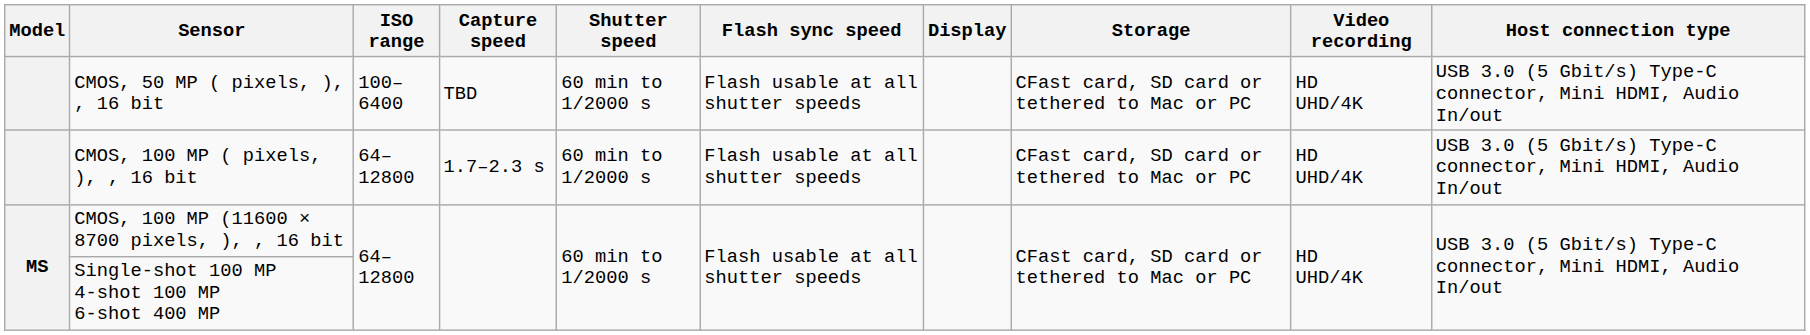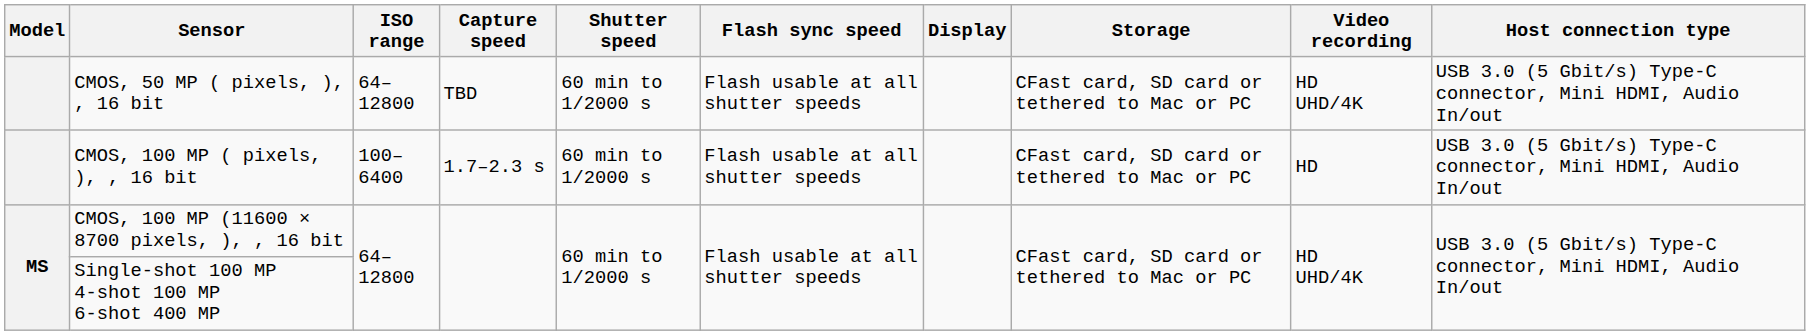(381, 94) 100–6400 -> (386, 94) 64–12800
(386, 167) 64–12800 -> (381, 167) 100–6400
(1329, 167) HD UHD/4K -> (1307, 167) HD
